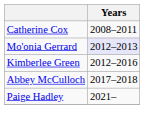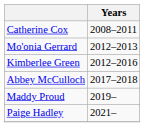(114, 46) lavender background -> (114, 46) no background
+ row: (36, 96)
